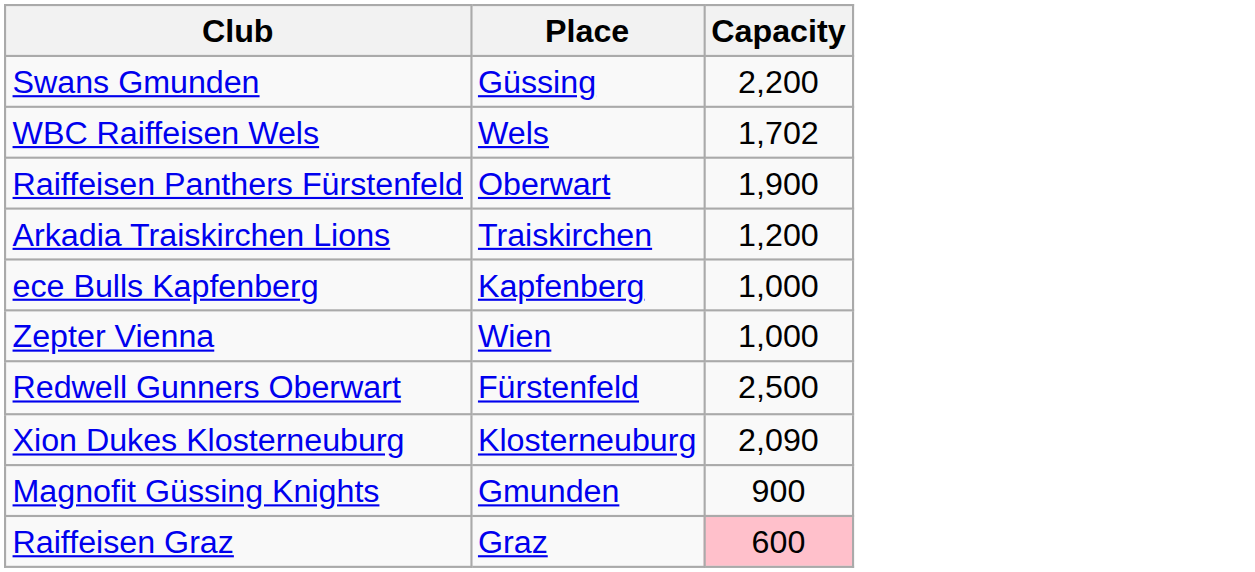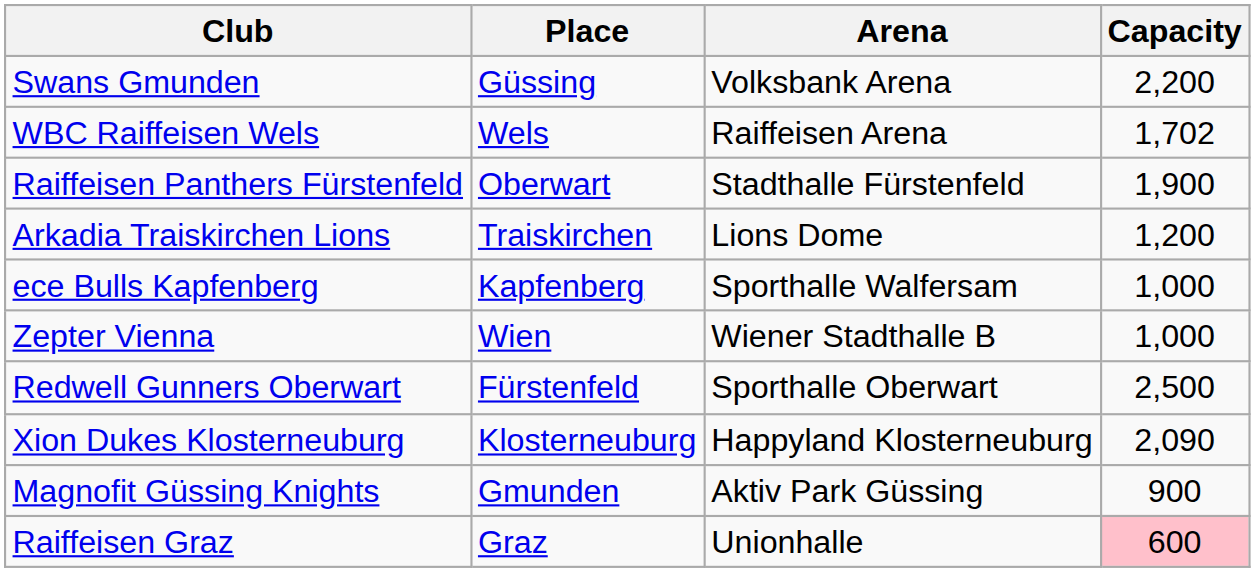+ column: (902, 31)
